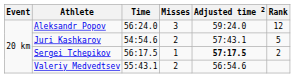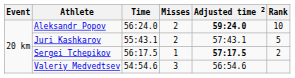(176, 26) 3 -> (176, 26) 2
(229, 26) normal -> (229, 26) bold
(278, 26) 12 -> (278, 26) 10
(141, 39) 54:54.6 -> (141, 39) 55:43.1
(141, 66) 55:43.1 -> (141, 66) 54:54.6
(176, 66) 2 -> (176, 66) 3
